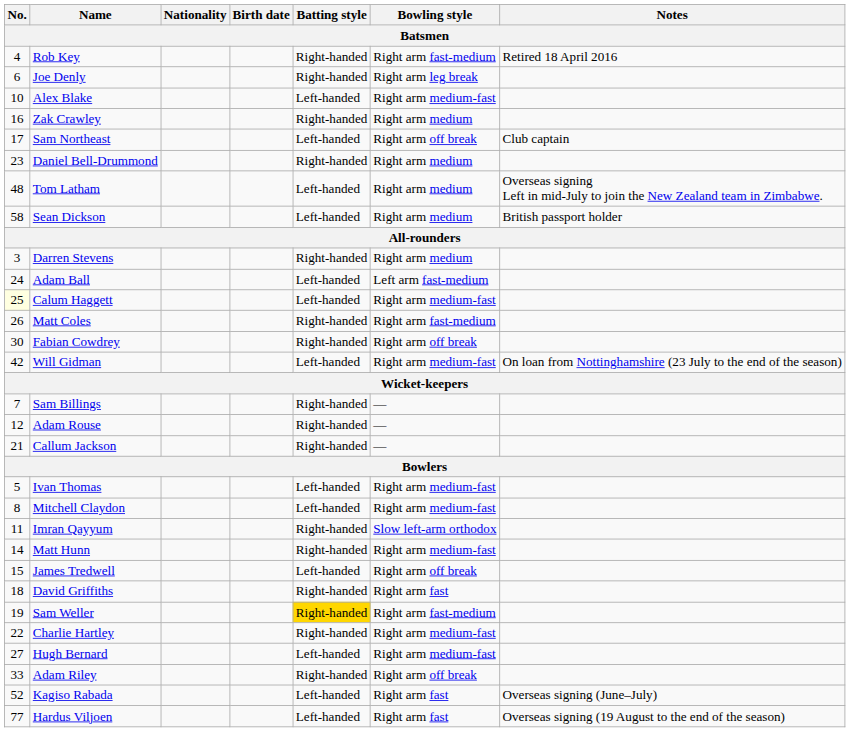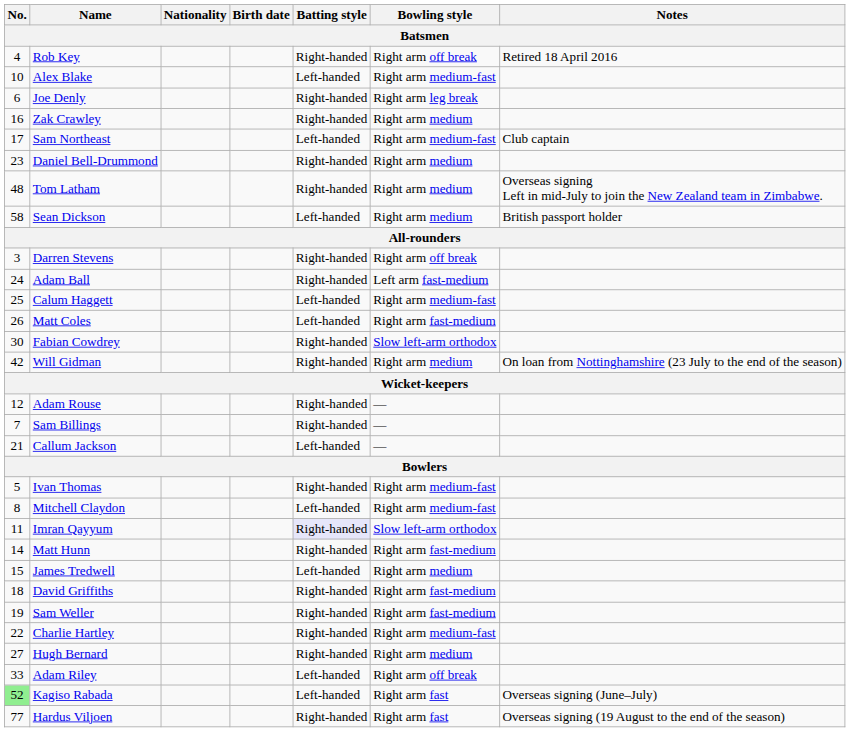(435, 56) Right arm fast-medium -> (425, 56) Right arm off break
rows swapped: (59, 77) <-> (62, 98)
(425, 139) Right arm off break -> (435, 139) Right arm medium-fast
(328, 188) Left-handed -> (332, 188) Right-handed
(423, 258) Right arm medium -> (425, 258) Right arm off break
(328, 279) Left-handed -> (332, 279) Right-handed
(17, 300) lightyellow background -> (17, 300) no background
(332, 320) Right-handed -> (328, 320) Left-handed
(425, 341) Right arm off break -> (435, 341) Slow left-arm orthodox
(328, 362) Left-handed -> (332, 362) Right-handed
(435, 362) Right arm medium-fast -> (423, 362) Right arm medium
rows swapped: (67, 404) <-> (67, 425)
(332, 445) Right-handed -> (328, 445) Left-handed
(328, 487) Left-handed -> (332, 487) Right-handed
(332, 529) no background -> (332, 529) lavender background
(435, 549) Right arm medium-fast -> (435, 549) Right arm fast-medium
(425, 570) Right arm off break -> (423, 570) Right arm medium
(411, 591) Right arm fast -> (435, 591) Right arm fast-medium
(332, 612) gold background -> (332, 612) no background
(328, 653) Left-handed -> (332, 653) Right-handed
(435, 653) Right arm medium-fast -> (423, 653) Right arm medium
(332, 674) Right-handed -> (328, 674) Left-handed
(17, 695) no background -> (17, 695) lightgreen background
(328, 716) Left-handed -> (332, 716) Right-handed
